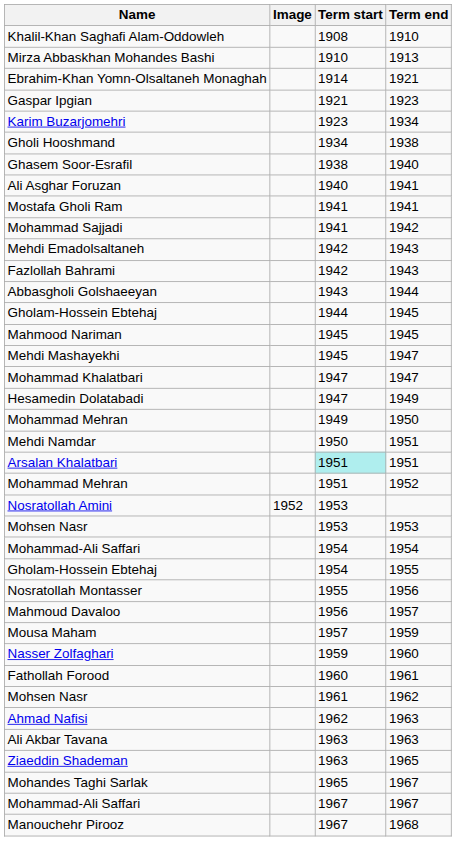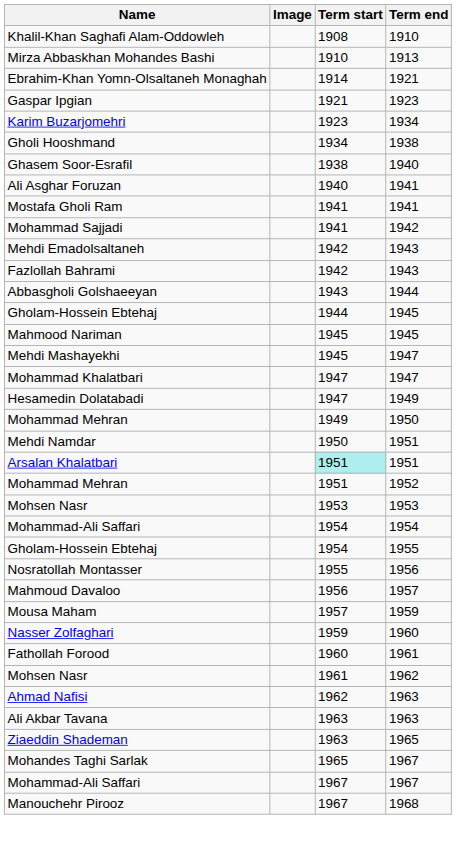- row: (60, 505)
